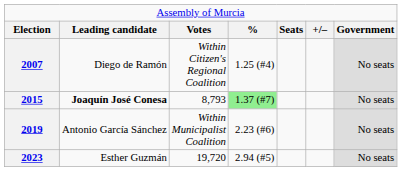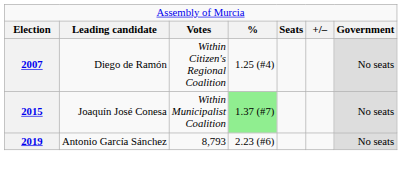(119, 100) bold -> (122, 112) normal
(214, 100) 8,793 -> (199, 112) Within Municipalist Coalition
(199, 129) Within Municipalist Coalition -> (214, 141) 8,793
- row: (32, 158)
